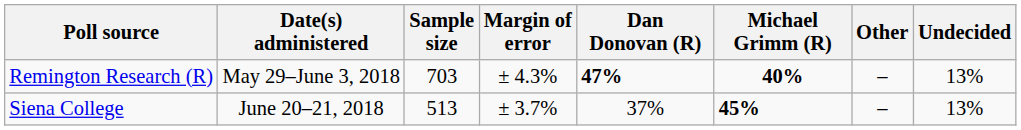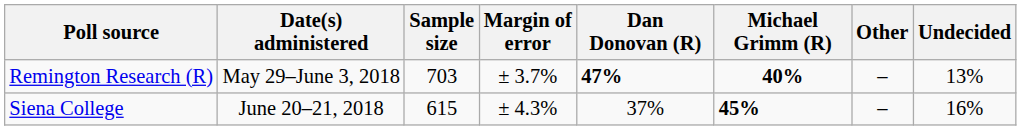(528, 76) ± 4.3% -> (528, 76) ± 3.7%
(442, 108) 513 -> (442, 108) 615
(528, 108) ± 3.7% -> (528, 108) ± 4.3%
(965, 108) 13% -> (965, 108) 16%
